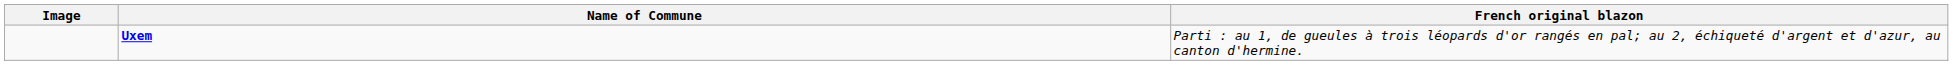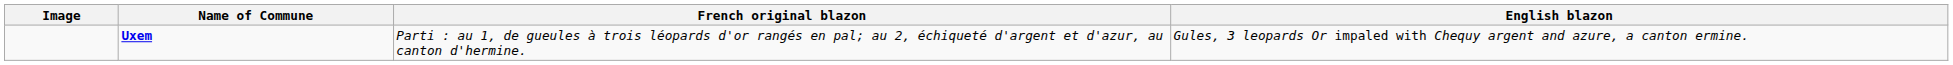+ column: (1559, 15)
